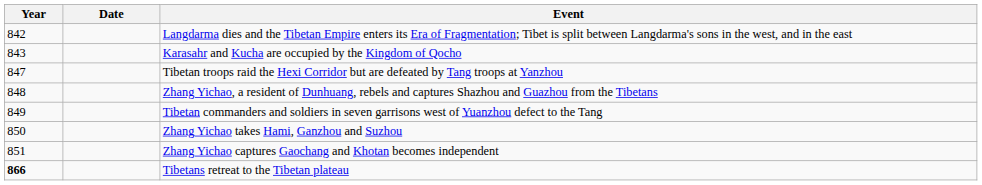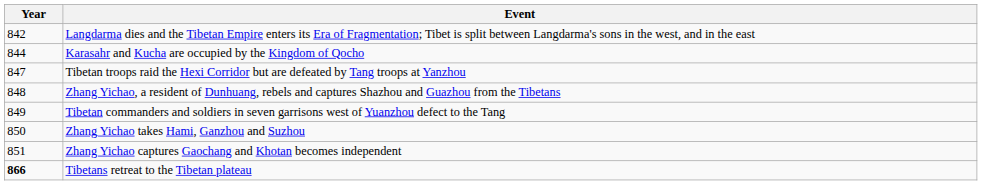- column: (111, 14)
(16, 53) 843 -> (16, 53) 844
